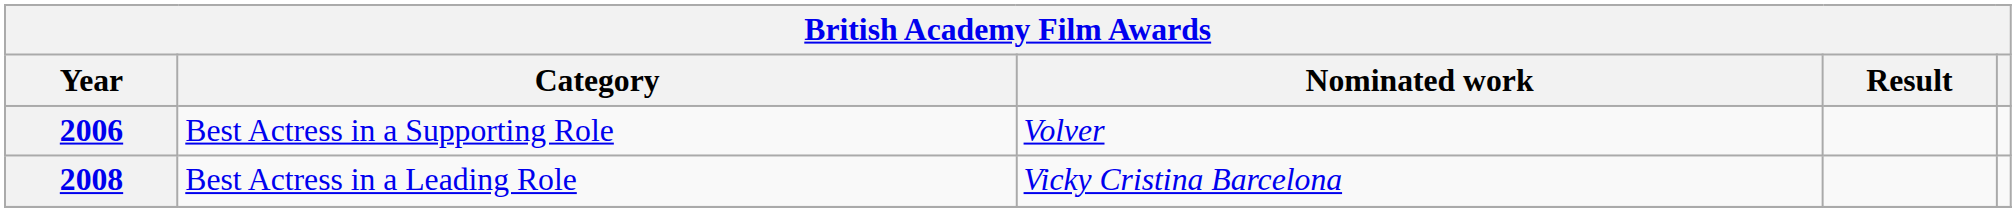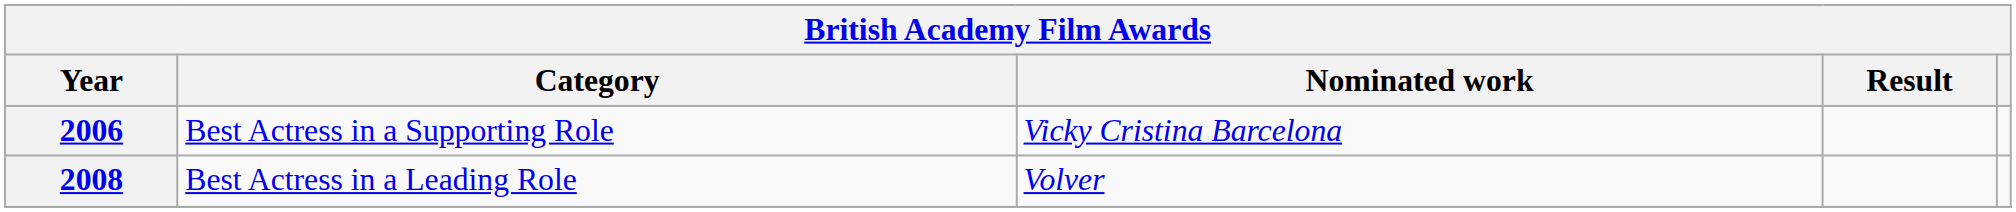(1064, 130) Volver -> (1183, 130) Vicky Cristina Barcelona
(1183, 180) Vicky Cristina Barcelona -> (1064, 180) Volver
